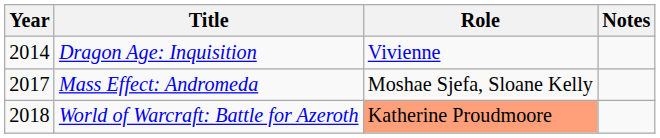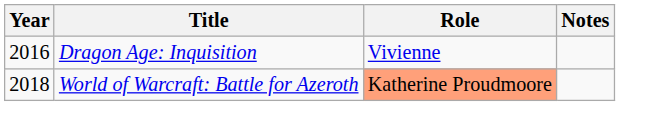(29, 52) 2014 -> (29, 52) 2016
- row: (159, 84)
